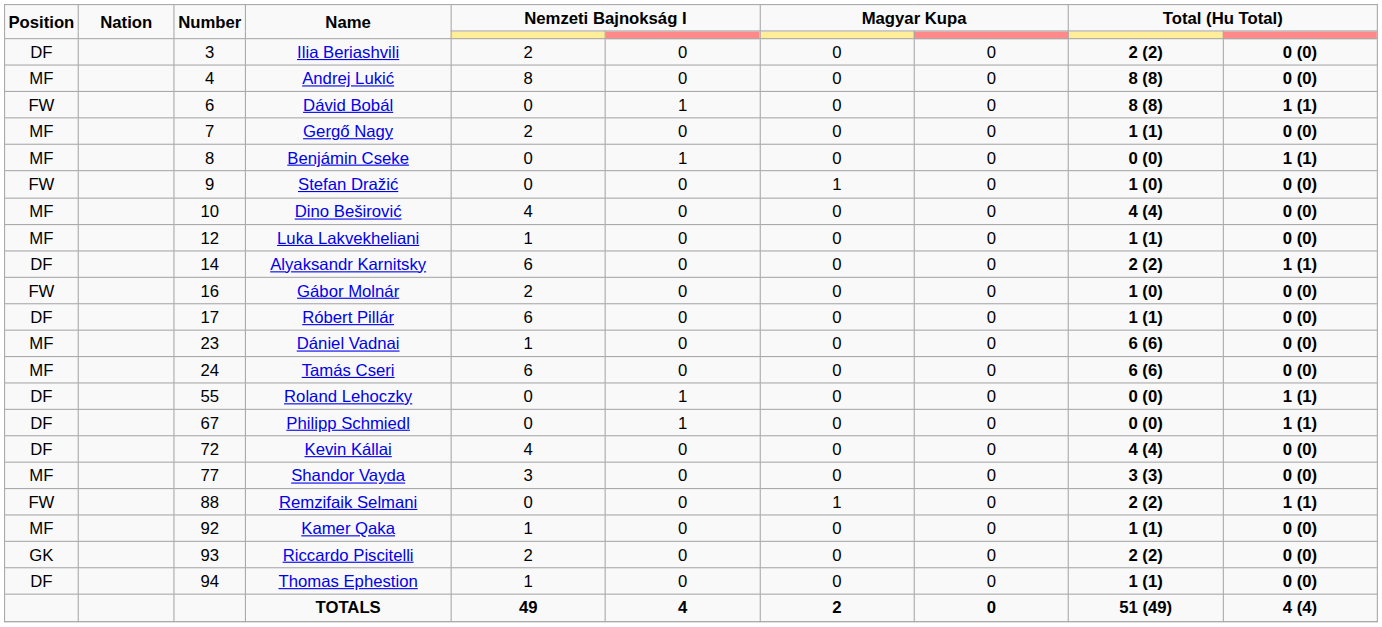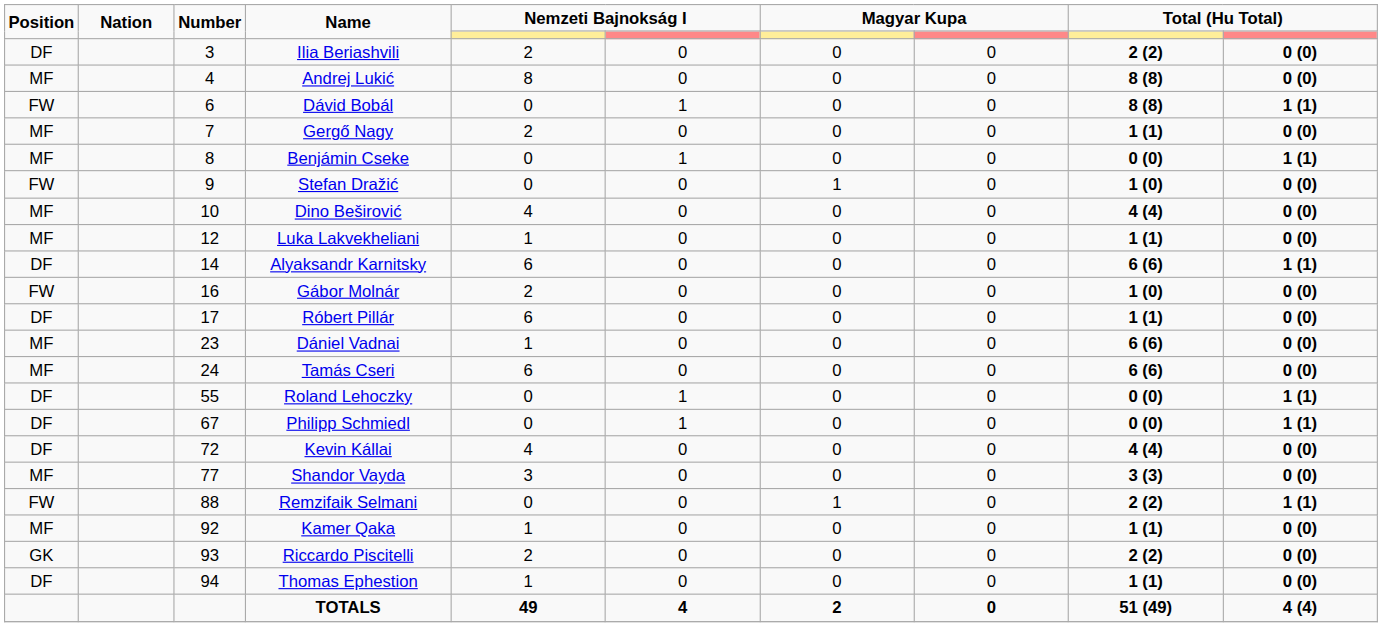(1146, 264) 2 (2) -> (1146, 264) 6 (6)
